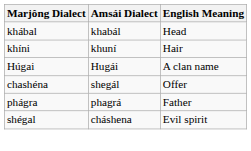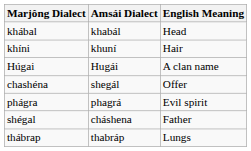(177, 102) Father -> (185, 102) Evil spirit
(185, 119) Evil spirit -> (177, 119) Father
+ row: (24, 137)
